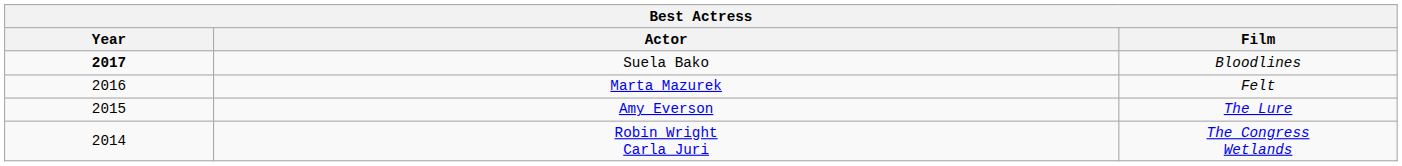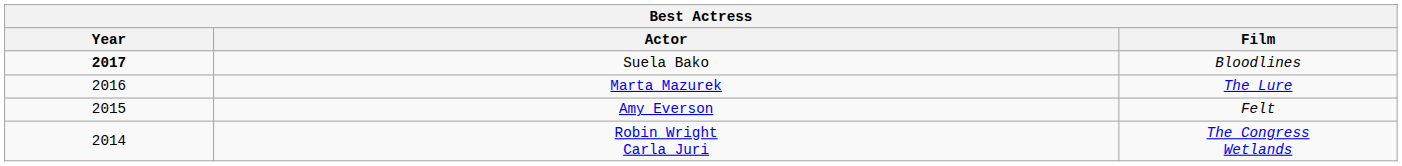(1258, 86) Felt -> (1258, 86) The Lure
(1258, 109) The Lure -> (1258, 109) Felt
